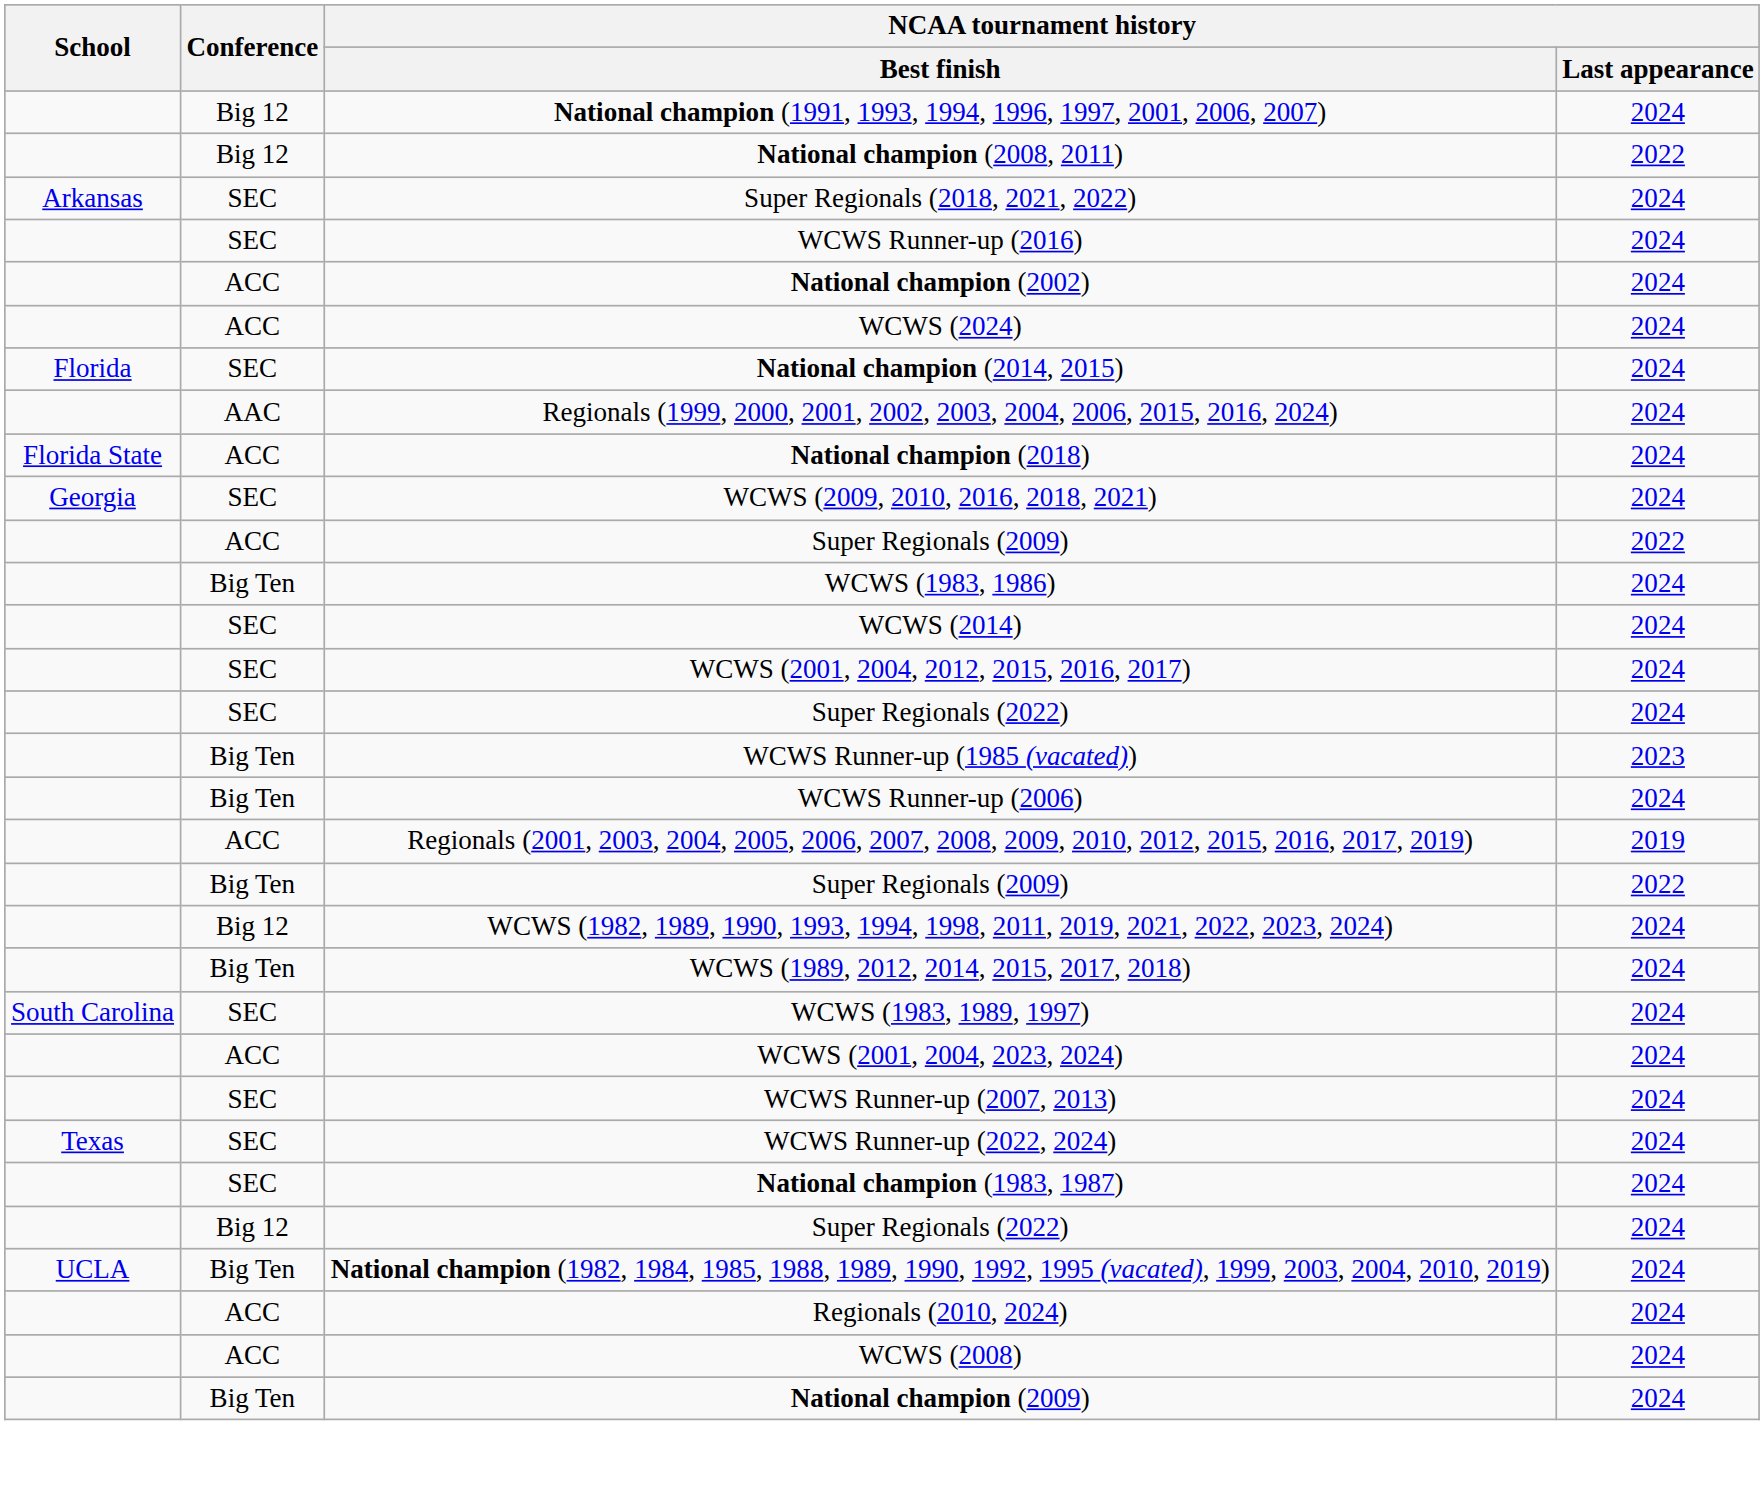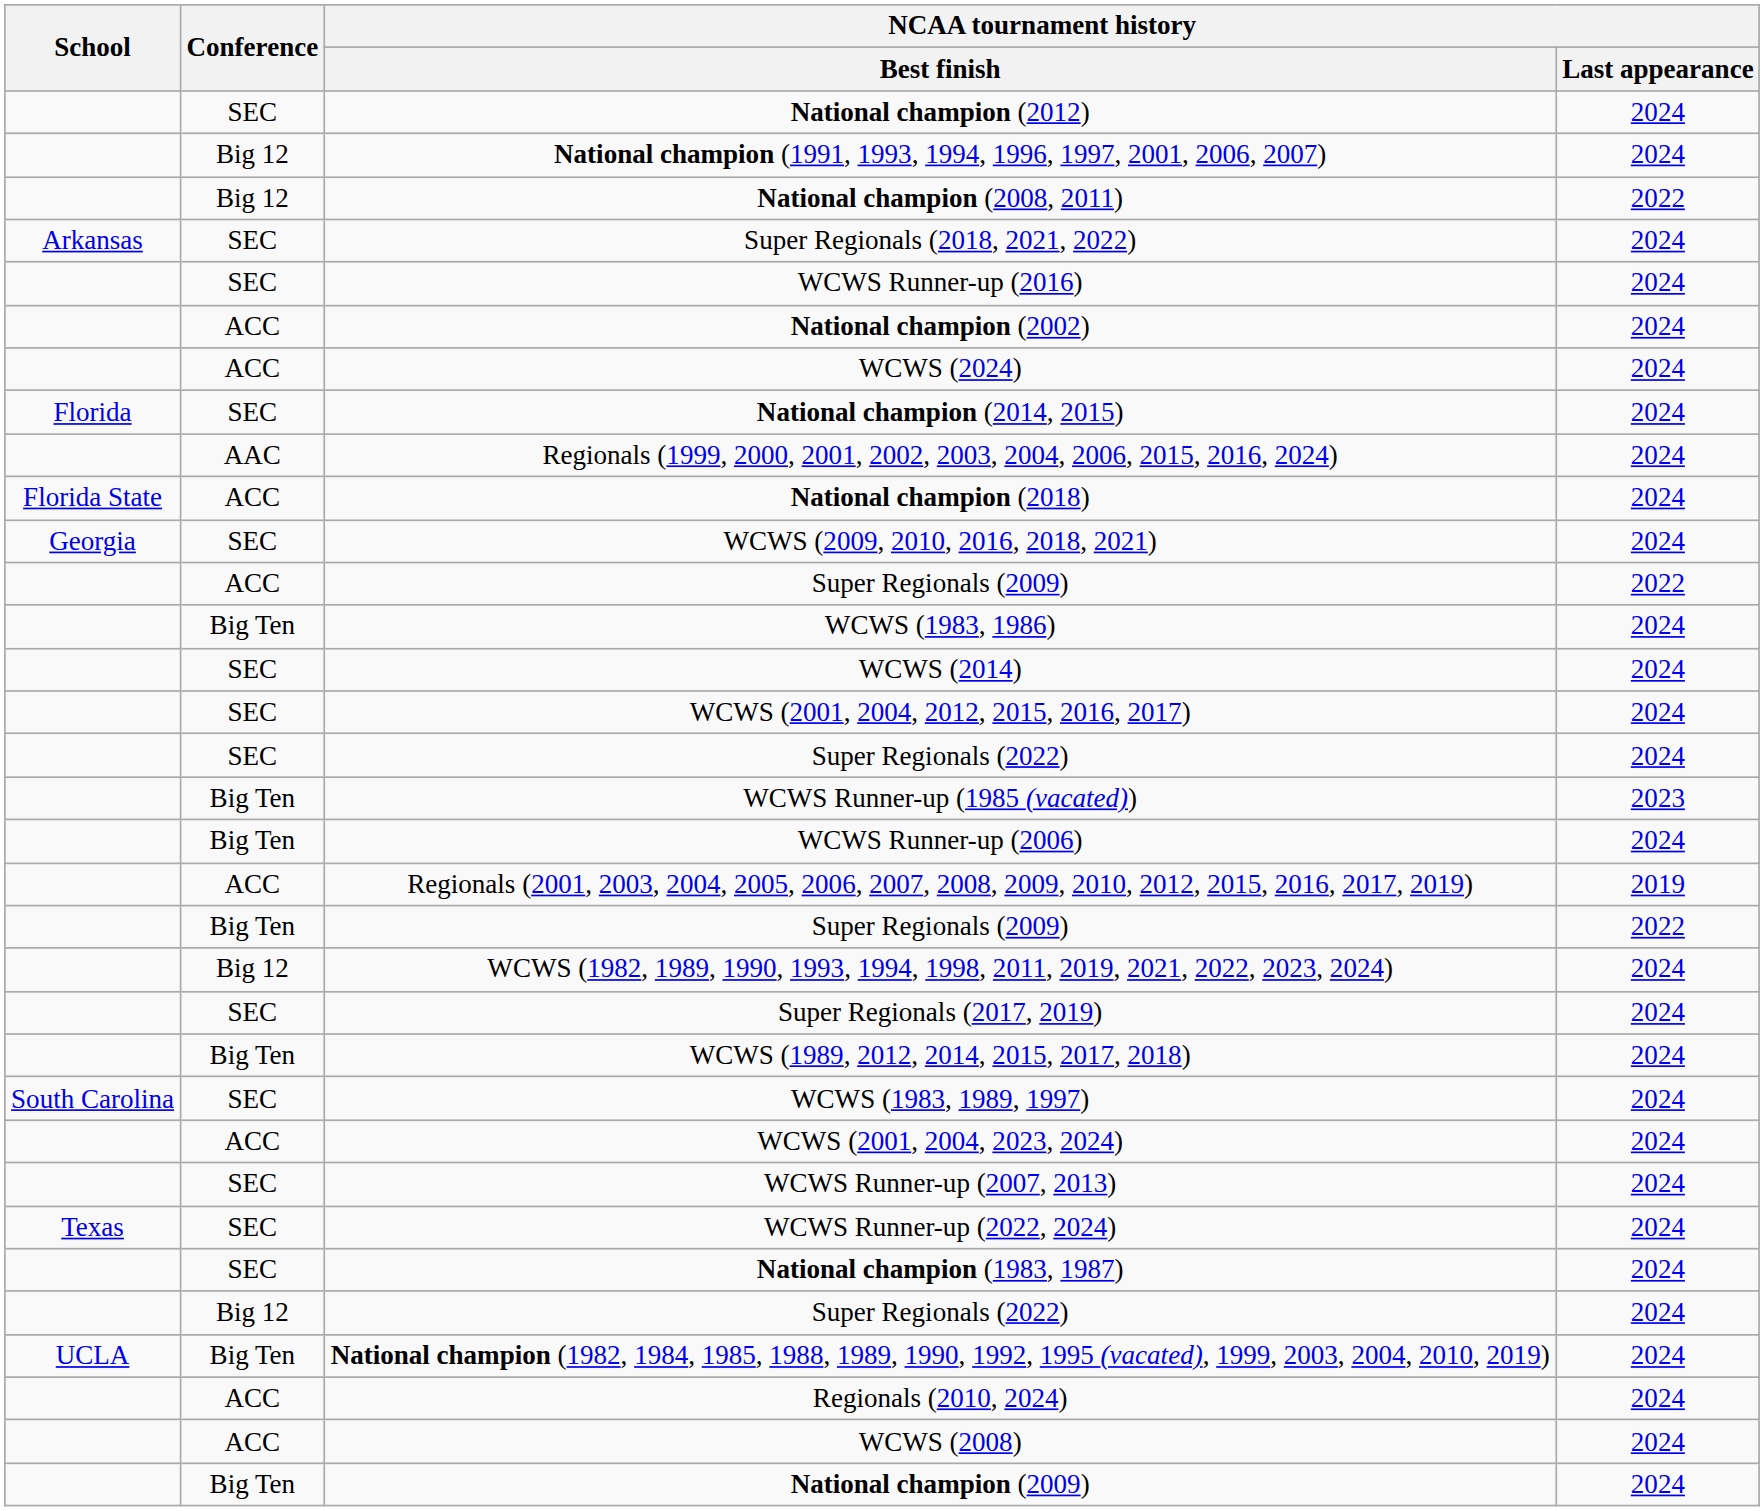+ row: (252, 111)
+ row: (252, 1012)
